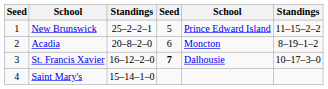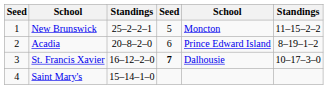(227, 28) Prince Edward Island -> (202, 28) Moncton
(202, 44) Moncton -> (227, 44) Prince Edward Island
